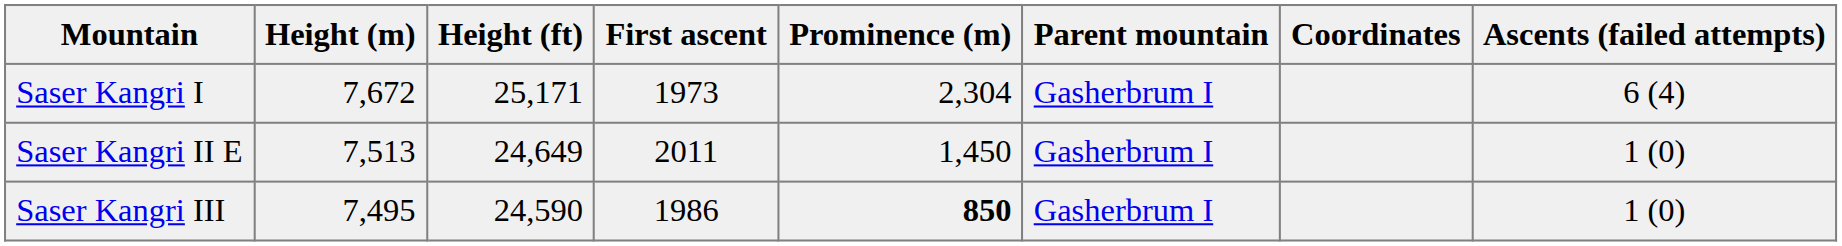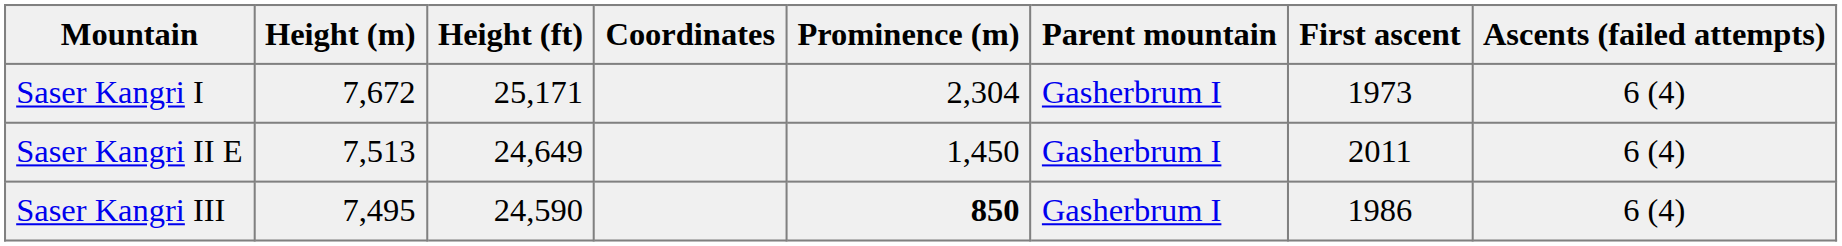columns swapped: (1376, 33) <-> (686, 33)
(1654, 151) 1 (0) -> (1654, 151) 6 (4)
(1654, 210) 1 (0) -> (1654, 210) 6 (4)
